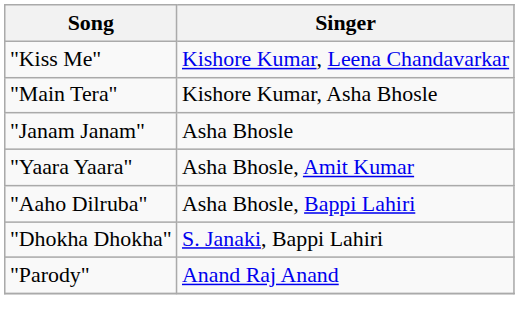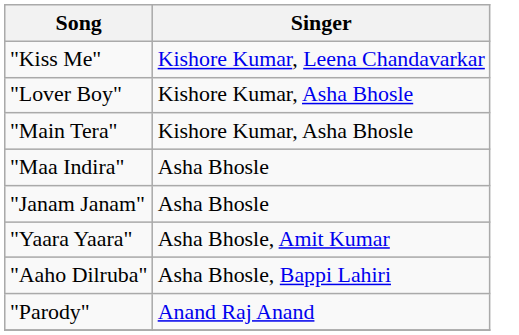+ row: (66, 95)
+ row: (67, 167)
- row: (91, 239)
